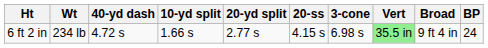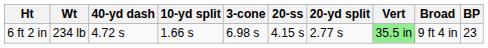columns swapped: (256, 14) <-> (350, 14)
(470, 33) 24 -> (470, 33) 23
